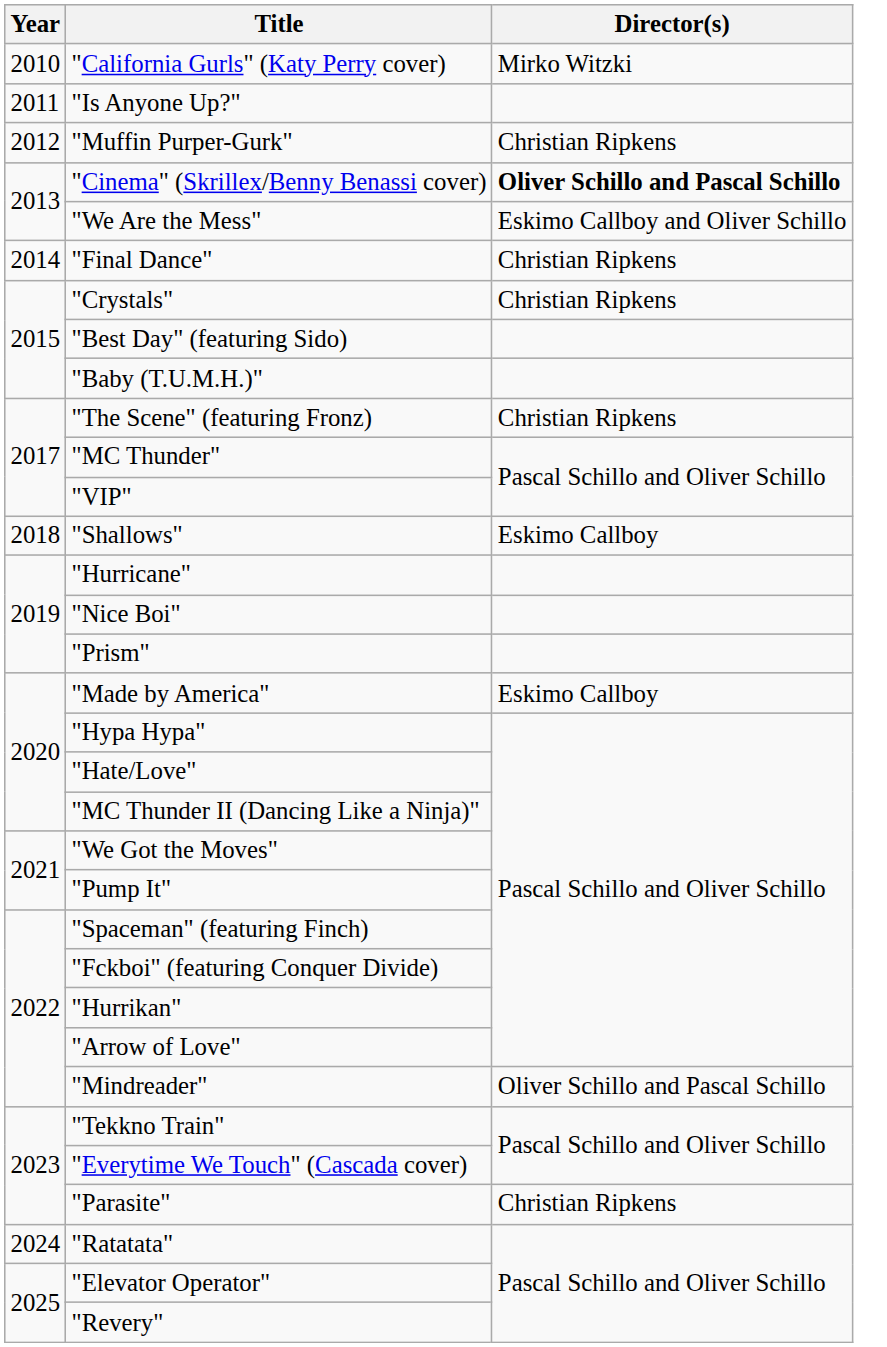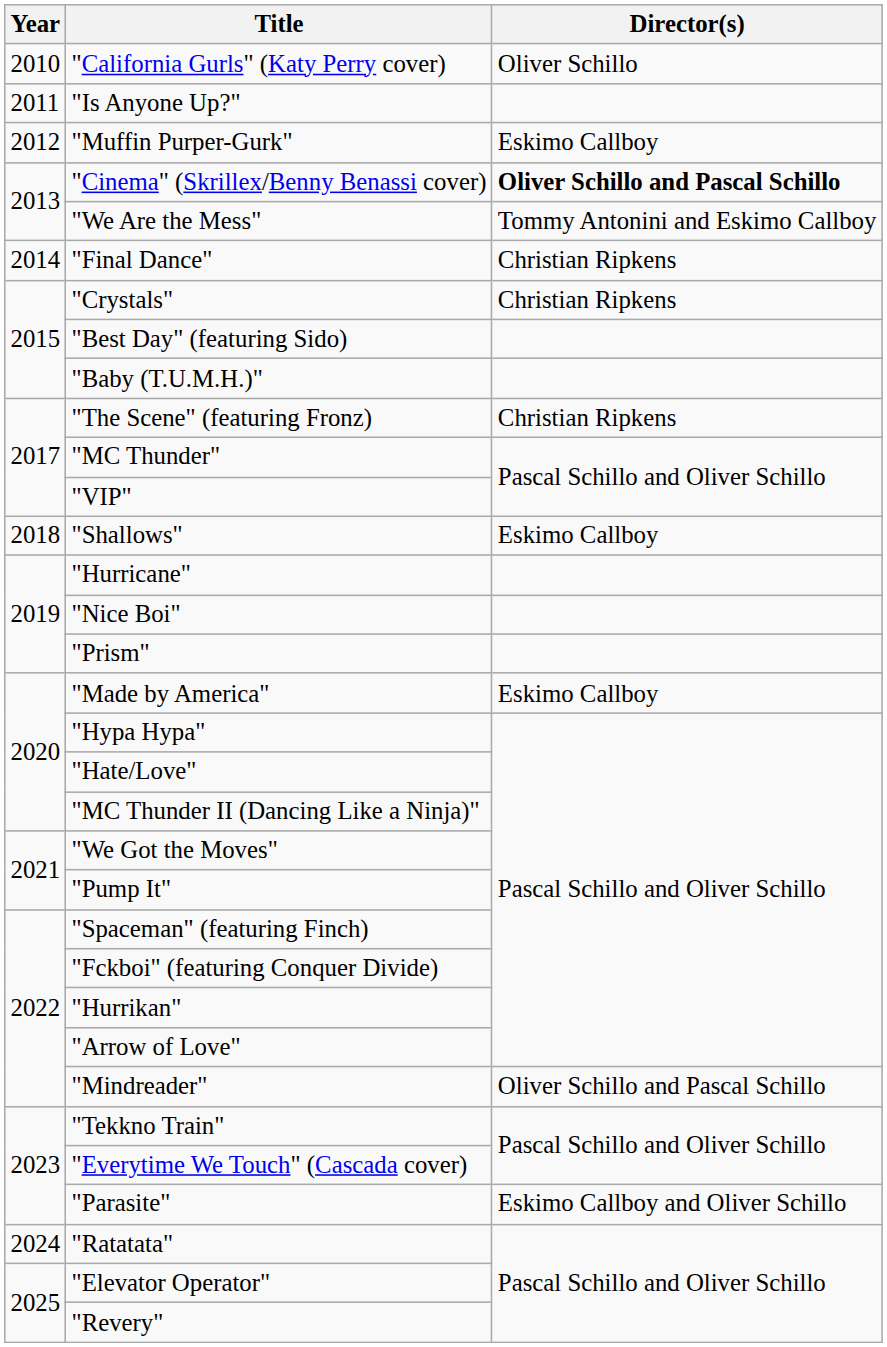(565, 63) Mirko Witzki -> (568, 63) Oliver Schillo
(587, 142) Christian Ripkens -> (578, 142) Eskimo Callboy
(672, 220) Eskimo Callboy and Oliver Schillo -> (687, 220) Tommy Antonini and Eskimo Callboy
(587, 1204) Christian Ripkens -> (672, 1204) Eskimo Callboy and Oliver Schillo
